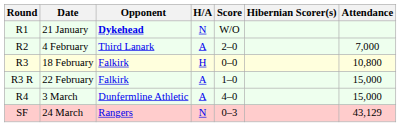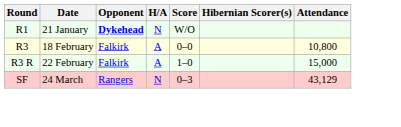- row: (65, 46)
(203, 63) H -> (158, 46) A
- row: (60, 96)
